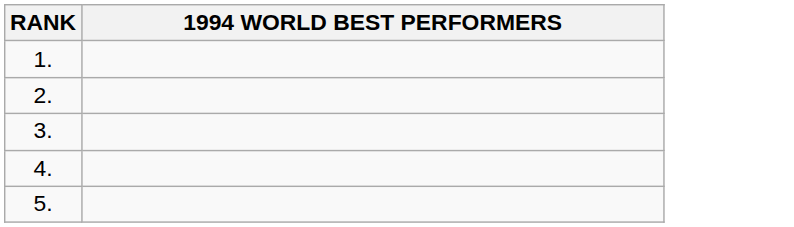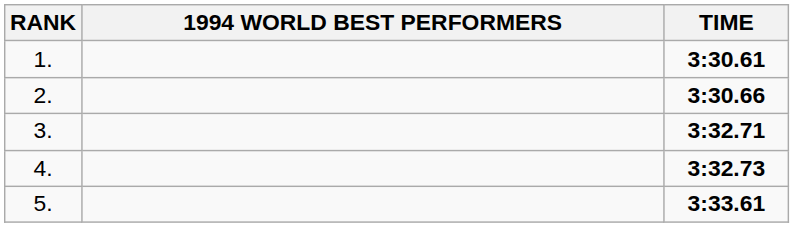+ column: (726, 22)
